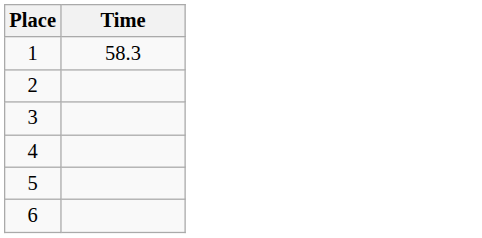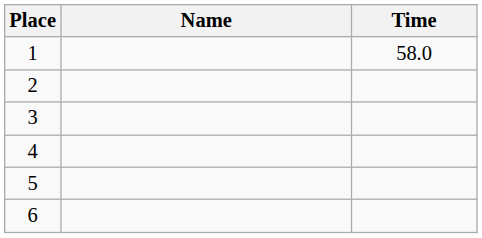+ column: (206, 20)
(123, 53) 58.3 -> (414, 53) 58.0
